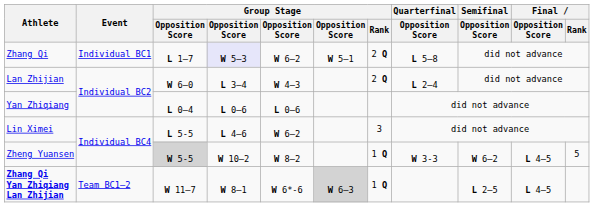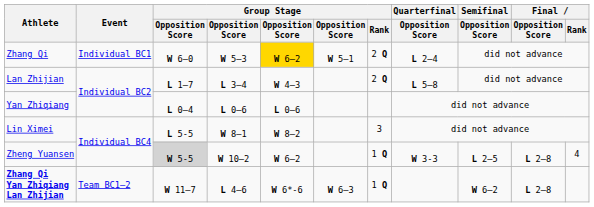(180, 59) L 1–7 -> (180, 59) W 6–0
(234, 59) lavender background -> (234, 59) no background
(287, 59) no background -> (287, 59) gold background
(425, 59) L 5–8 -> (425, 59) L 2–4
(180, 84) W 6–0 -> (180, 84) L 1–7
(425, 84) L 2–4 -> (425, 84) L 5–8
(234, 134) L 4–6 -> (234, 134) W 8–1
(287, 134) W 6–2 -> (287, 134) W 8–2
(287, 159) W 8–2 -> (287, 159) W 6–2
(485, 159) W 6–2 -> (485, 159) L 2–5
(538, 159) L 4–5 -> (538, 159) L 2–8
(577, 154) 5 -> (577, 154) 4
(234, 189) W 8–1 -> (234, 189) L 4–6
(341, 189) lightgrey background -> (341, 189) no background
(485, 189) L 2–5 -> (485, 189) W 6–2
(538, 189) L 4–5 -> (538, 189) L 2–8
